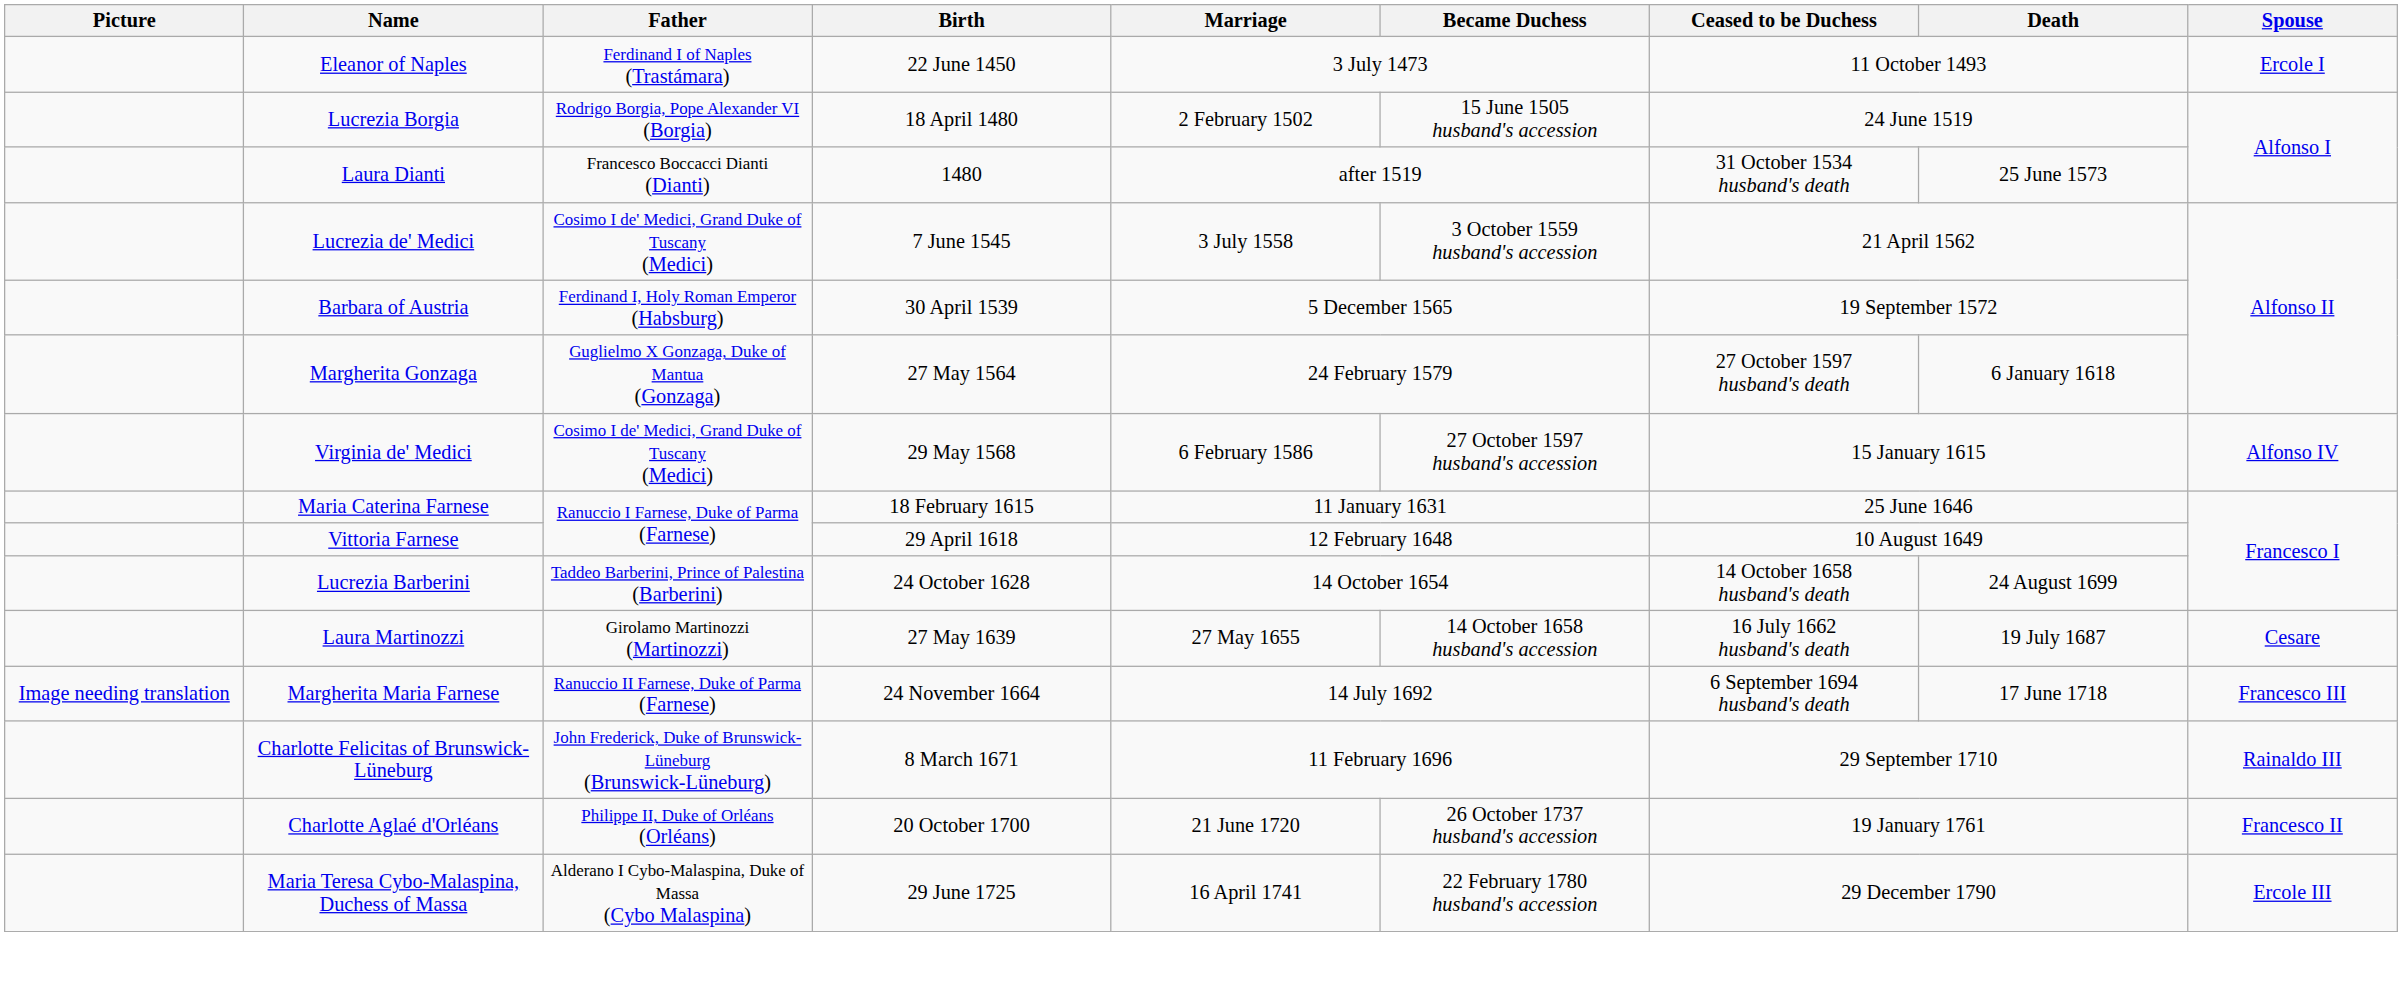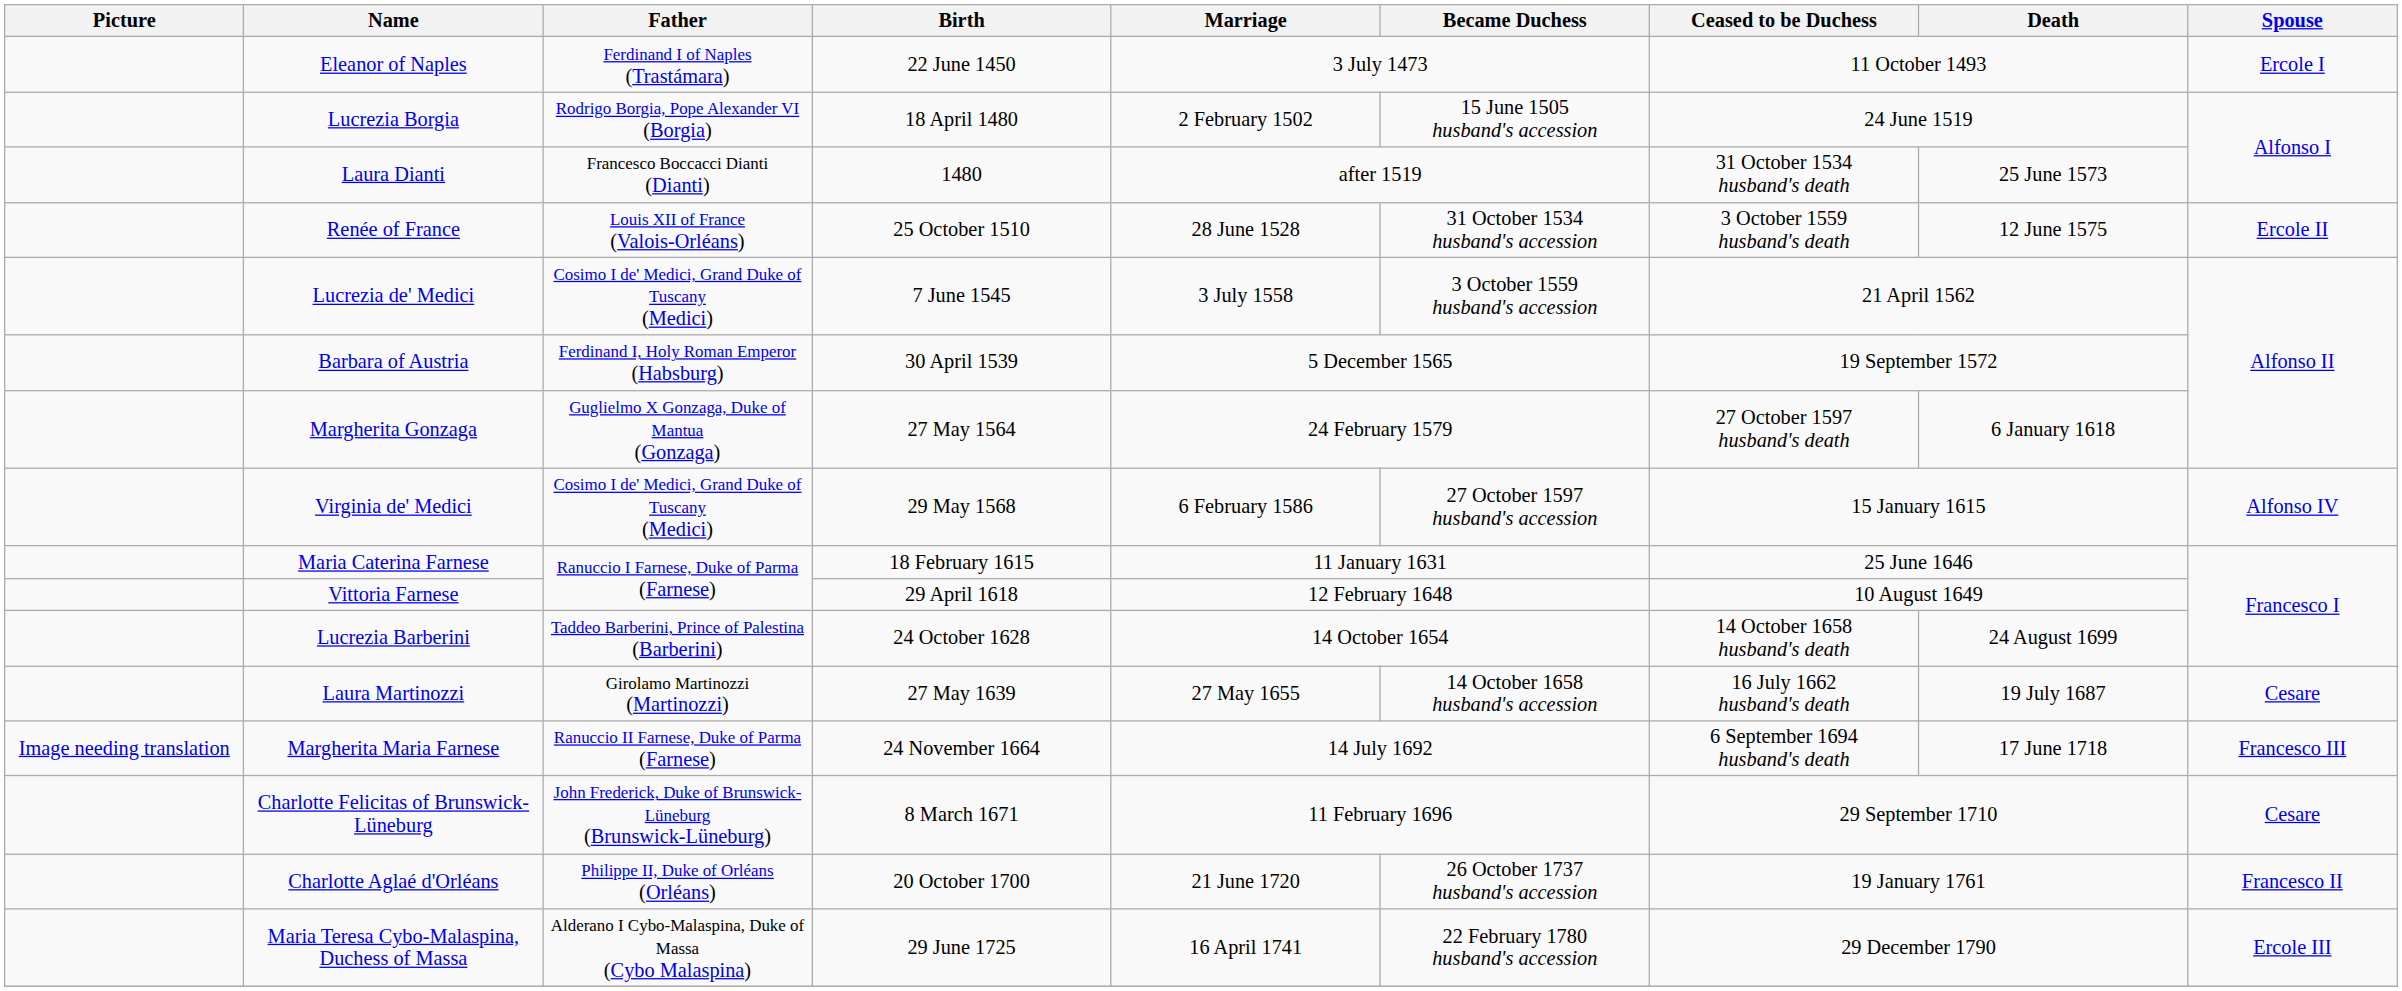+ row: (393, 229)
(2292, 759) Rainaldo III -> (2292, 814) Cesare
